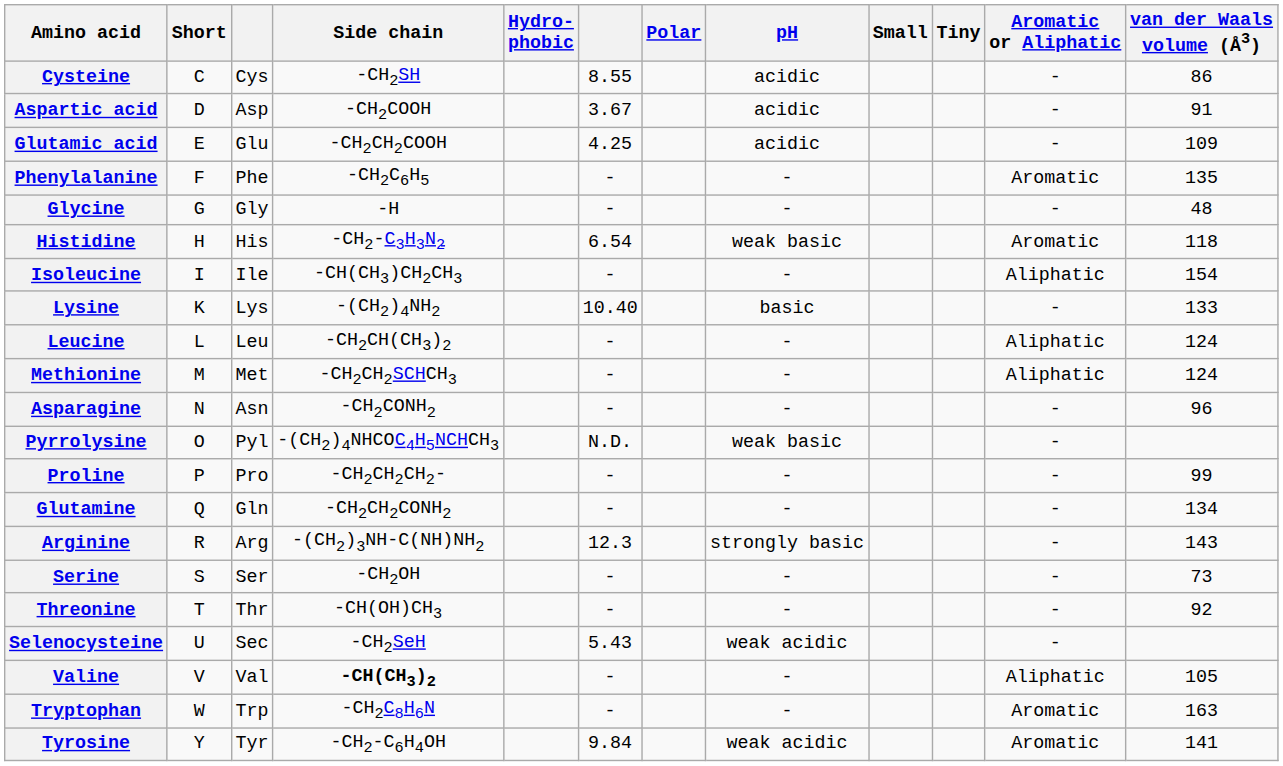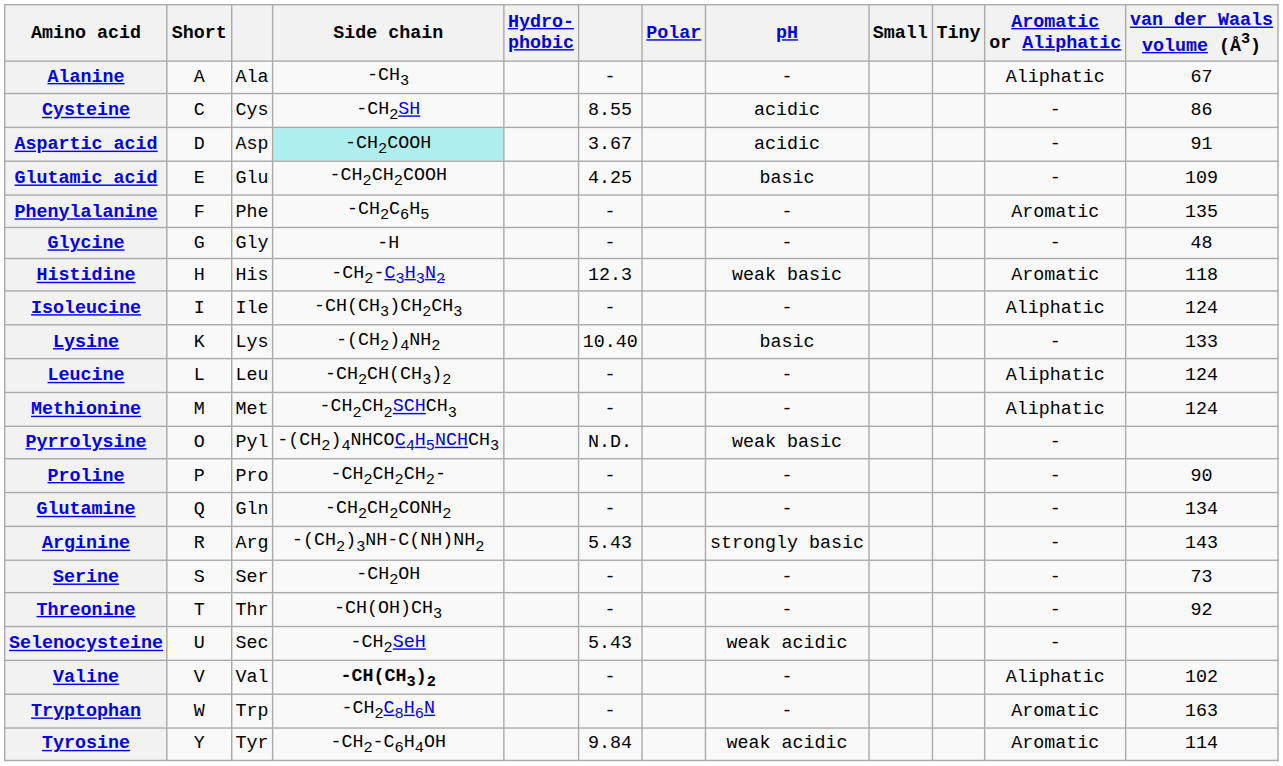+ row: (86, 77)
(388, 111) no background -> (388, 144) paleturquoise background
(787, 144) acidic -> (787, 178) basic
(610, 241) 6.54 -> (610, 275) 12.3
(1202, 275) 154 -> (1202, 308) 124
- row: (86, 409)
(1202, 476) 99 -> (1202, 476) 90
(610, 543) 12.3 -> (610, 543) 5.43
(1202, 677) 105 -> (1202, 677) 102
(1202, 744) 141 -> (1202, 744) 114
